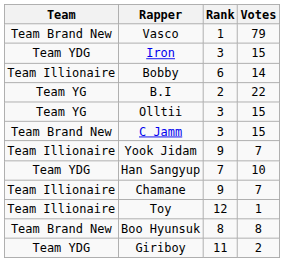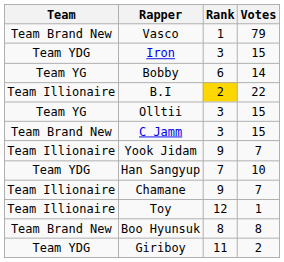(61, 73) Team Illionaire -> (61, 73) Team YG
(61, 92) Team YG -> (61, 92) Team Illionaire
(220, 92) no background -> (220, 92) gold background
